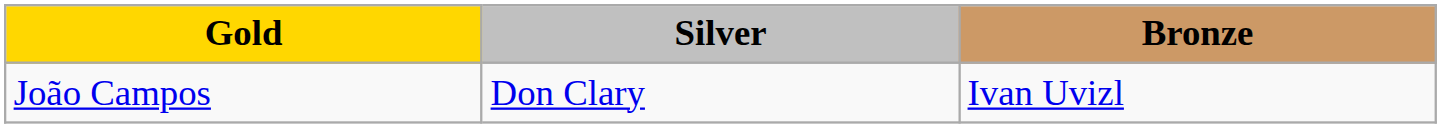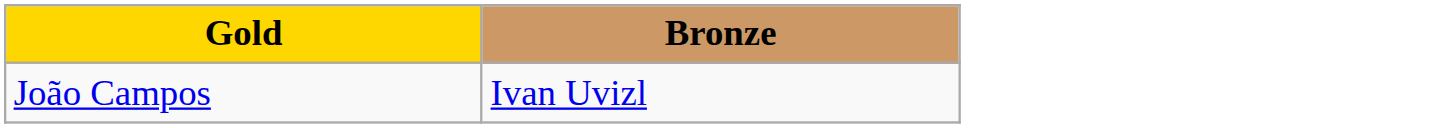- column: (721, 33)
